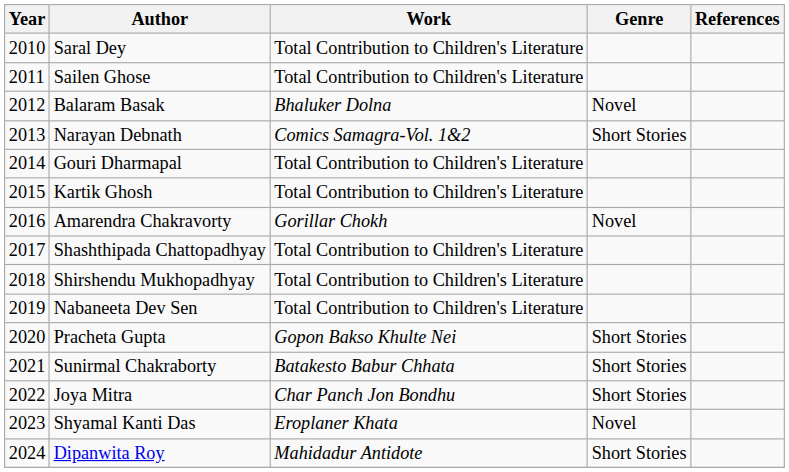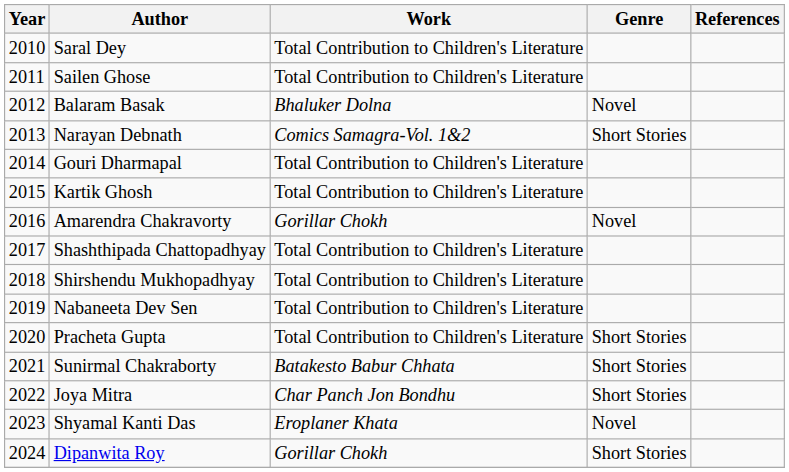(365, 337) Gopon Bakso Khulte Nei -> (429, 337) Total Contribution to Children's Literature
(348, 452) Mahidadur Antidote -> (331, 452) Gorillar Chokh
